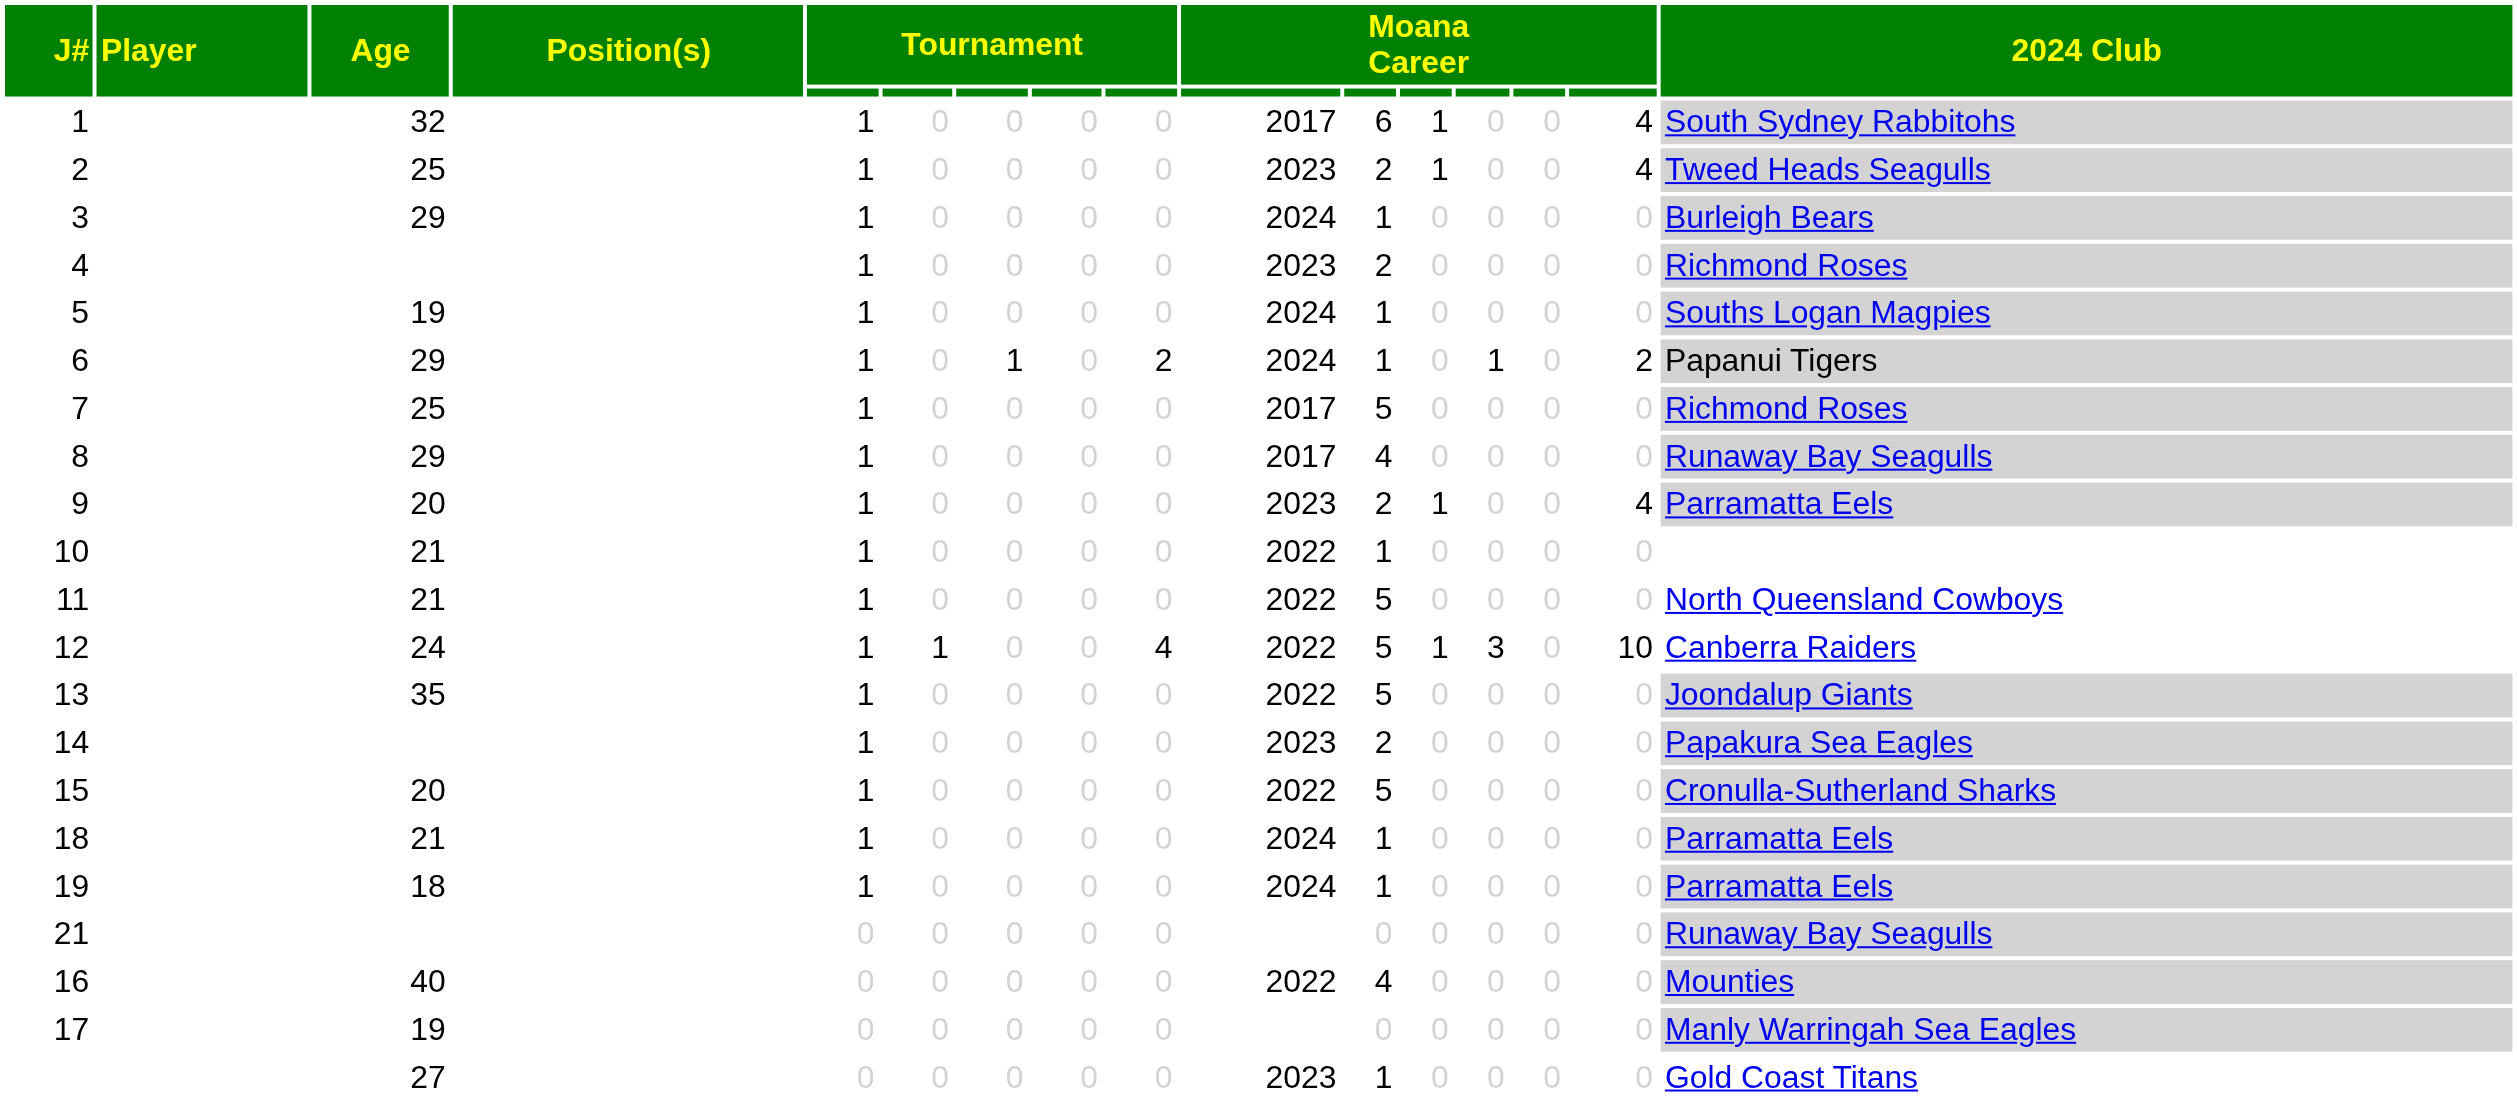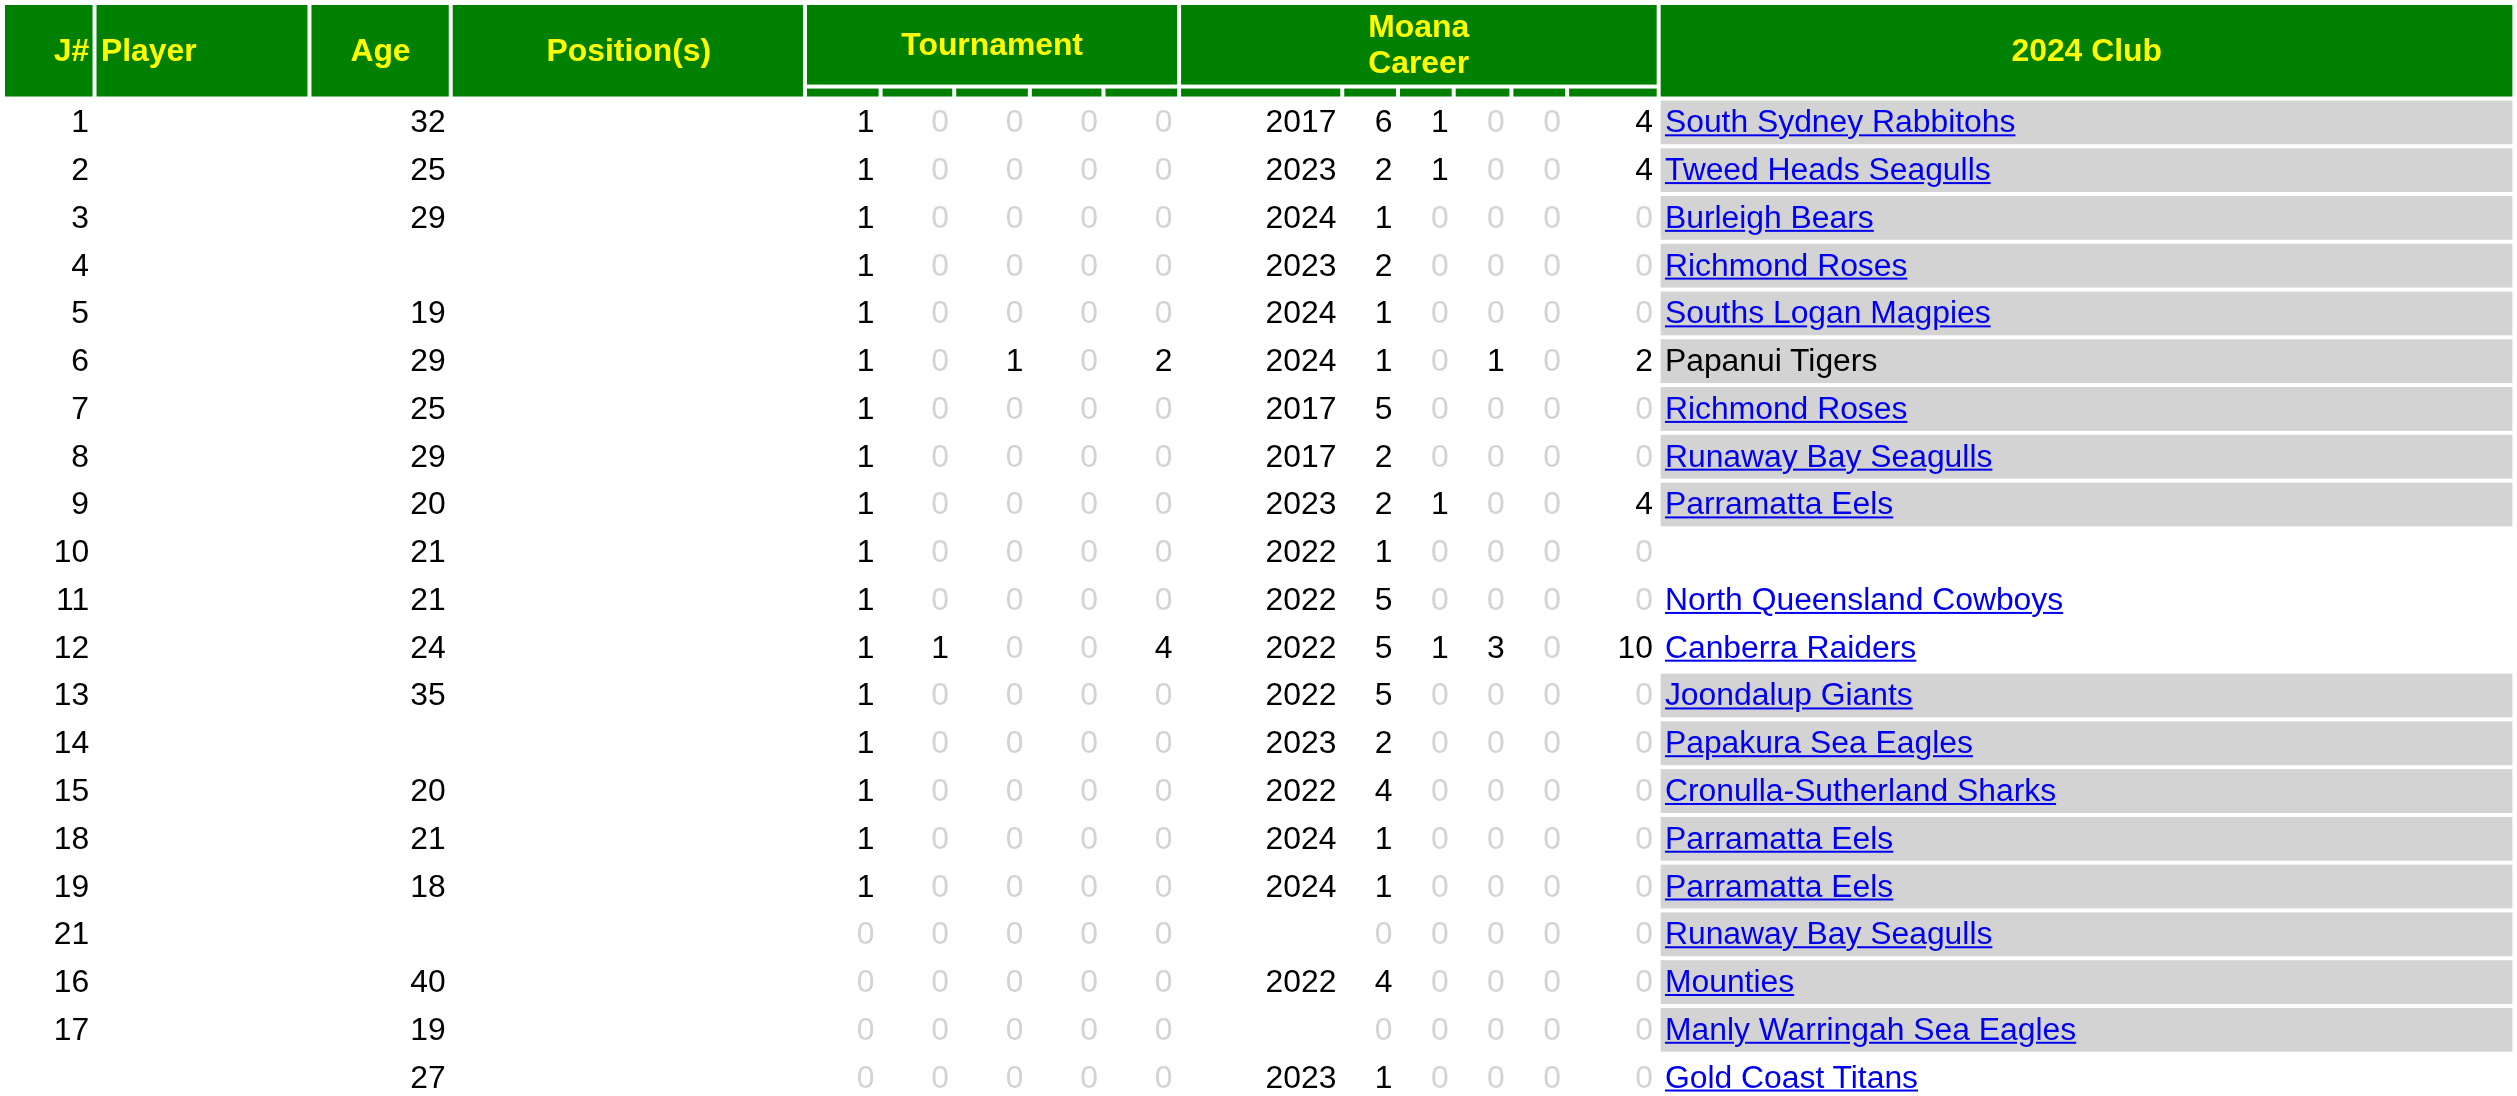(1384, 456) 4 -> (1384, 456) 2
(1384, 790) 5 -> (1384, 790) 4
